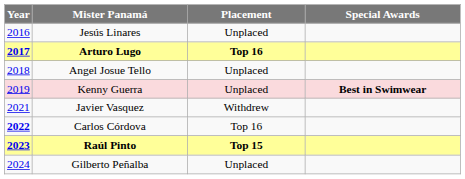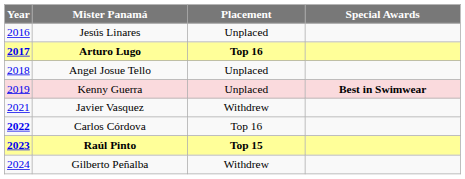(246, 164) Unplaced -> (246, 164) Withdrew
